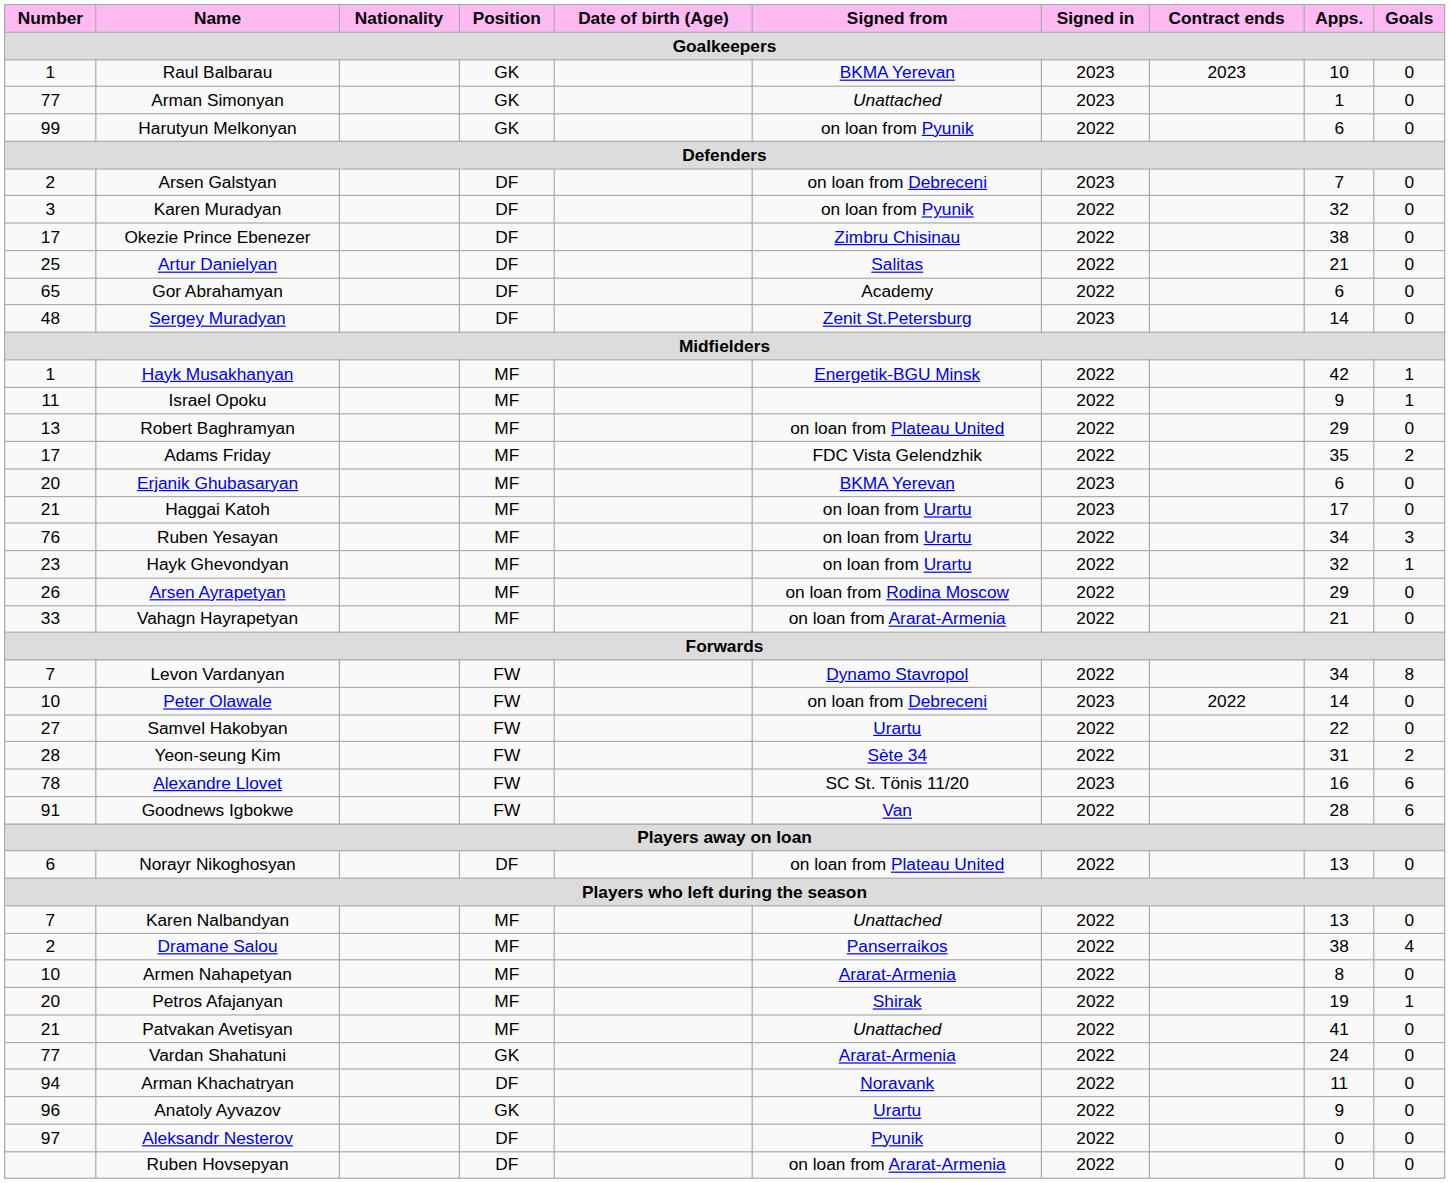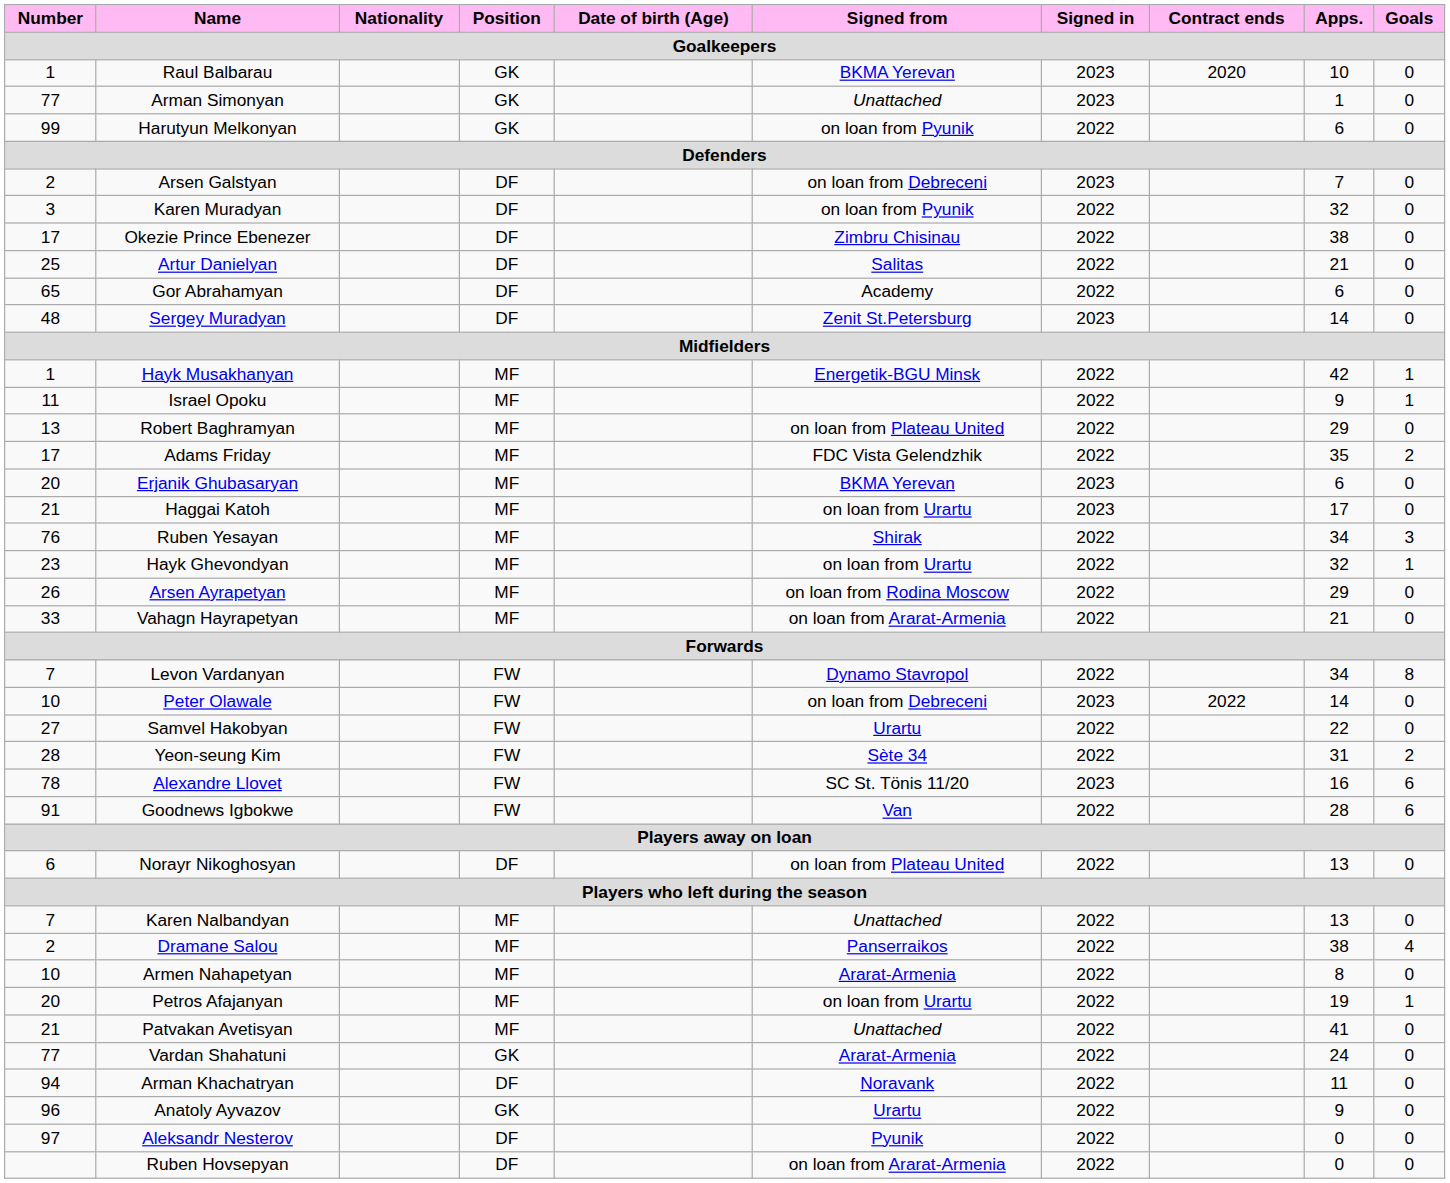(1227, 73) 2023 -> (1227, 73) 2020
(897, 537) on loan from Urartu -> (897, 537) Shirak
(897, 1001) Shirak -> (897, 1001) on loan from Urartu
